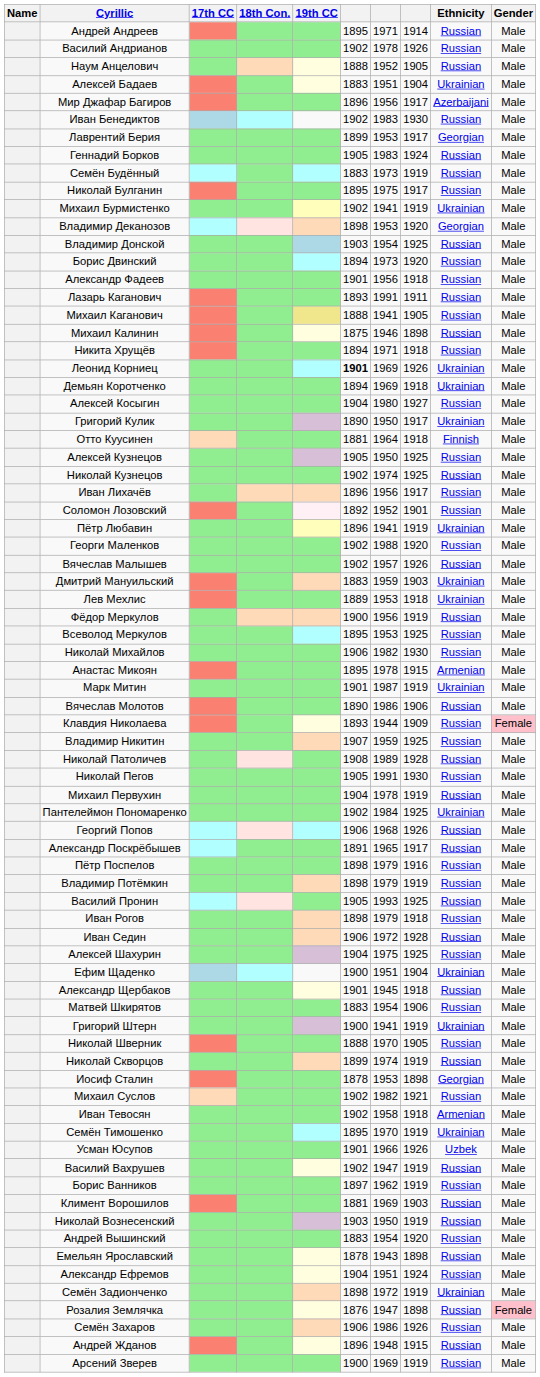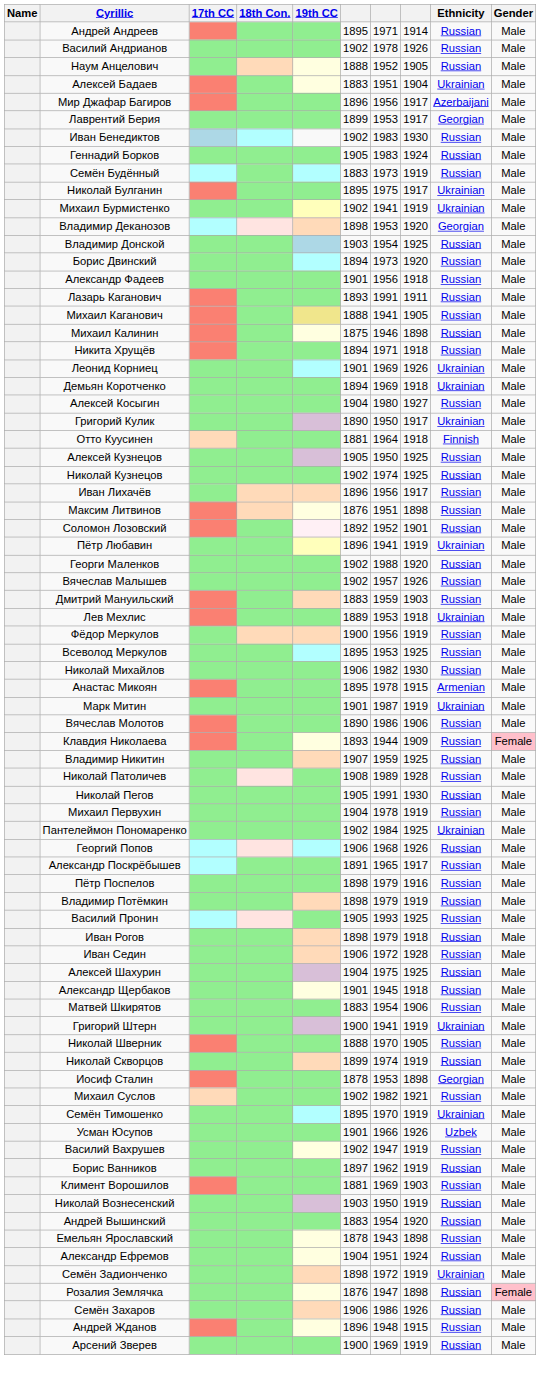rows swapped: (115, 119) <-> (115, 137)
(461, 191) Russian -> (461, 191) Ukrainian
(355, 368) bold -> (355, 368) normal
+ row: (115, 510)
(461, 581) Ukrainian -> (461, 599) Russian
- row: (115, 972)
- row: (115, 1114)
